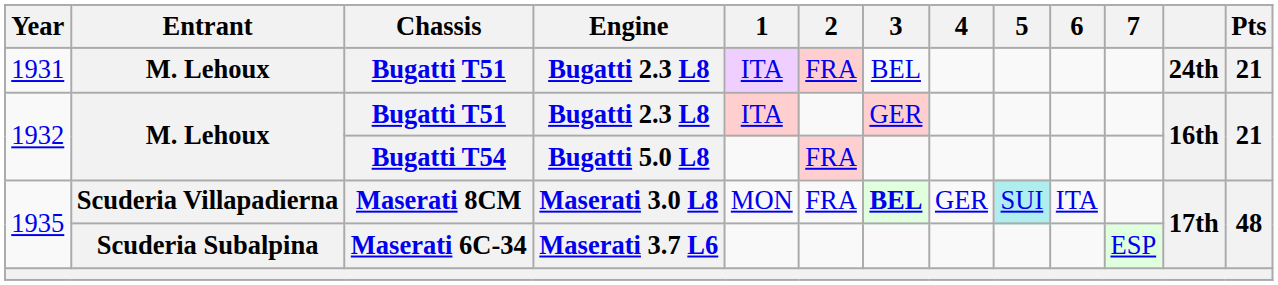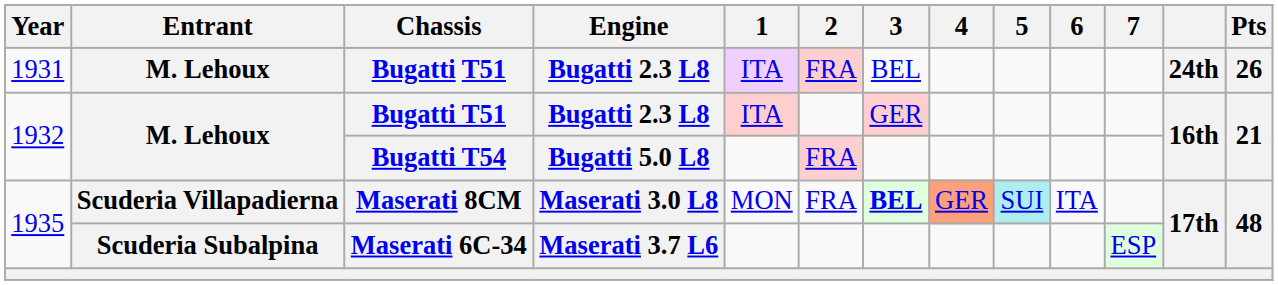(1249, 69) 21 -> (1249, 69) 26
(962, 200) no background -> (962, 200) lightsalmon background
